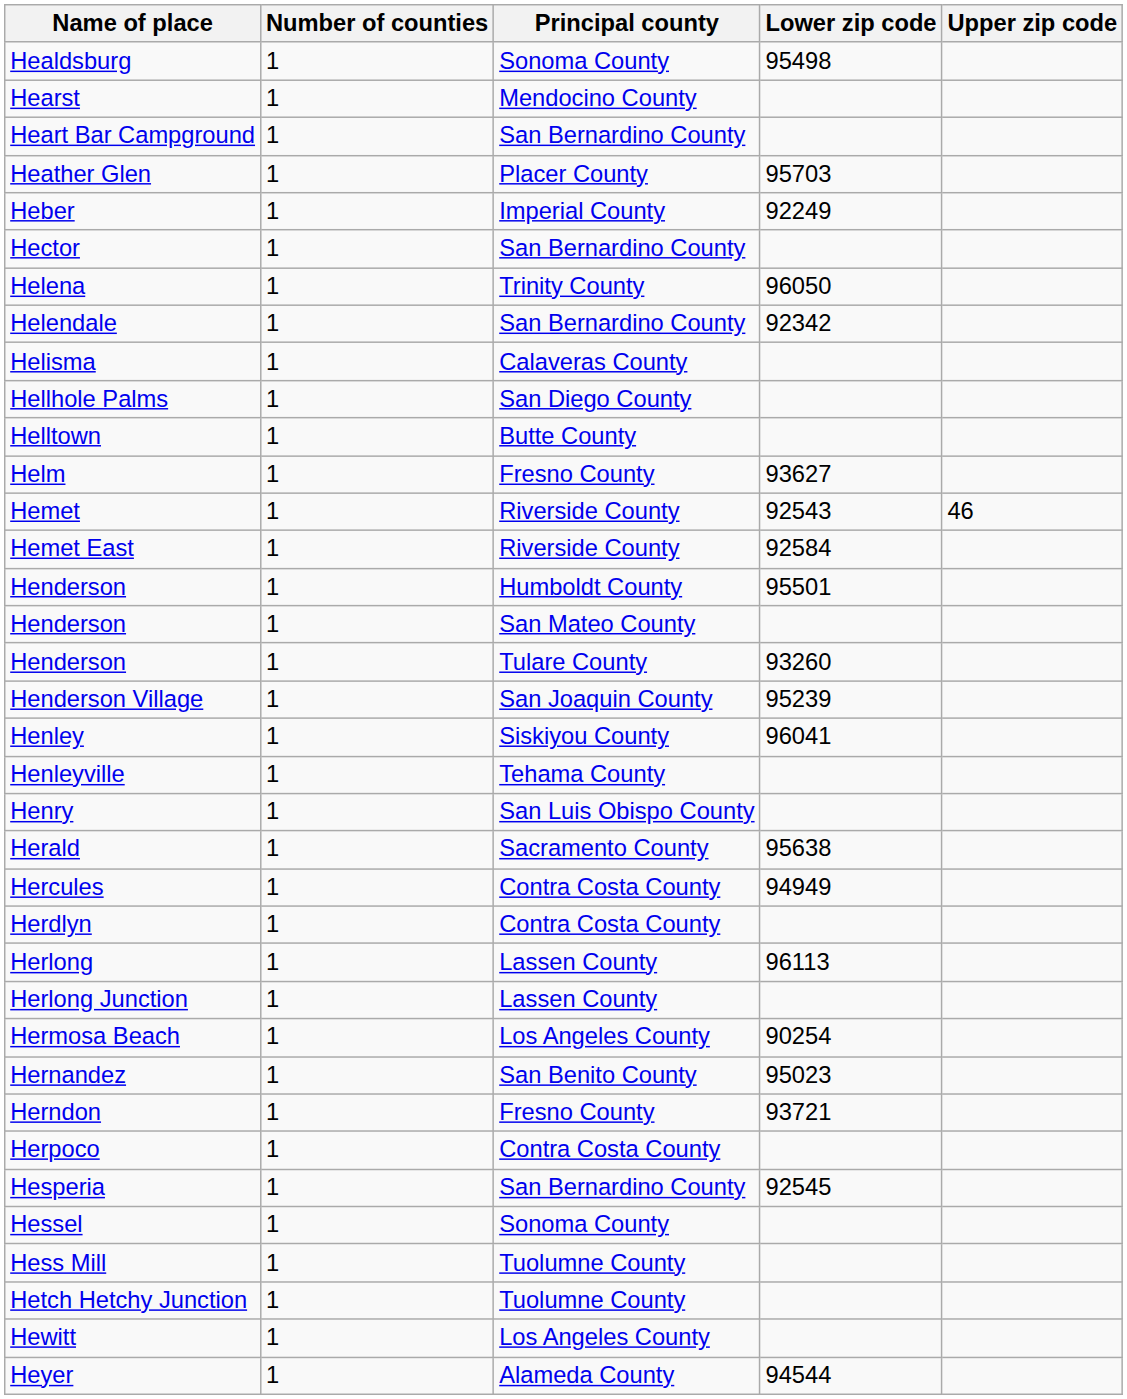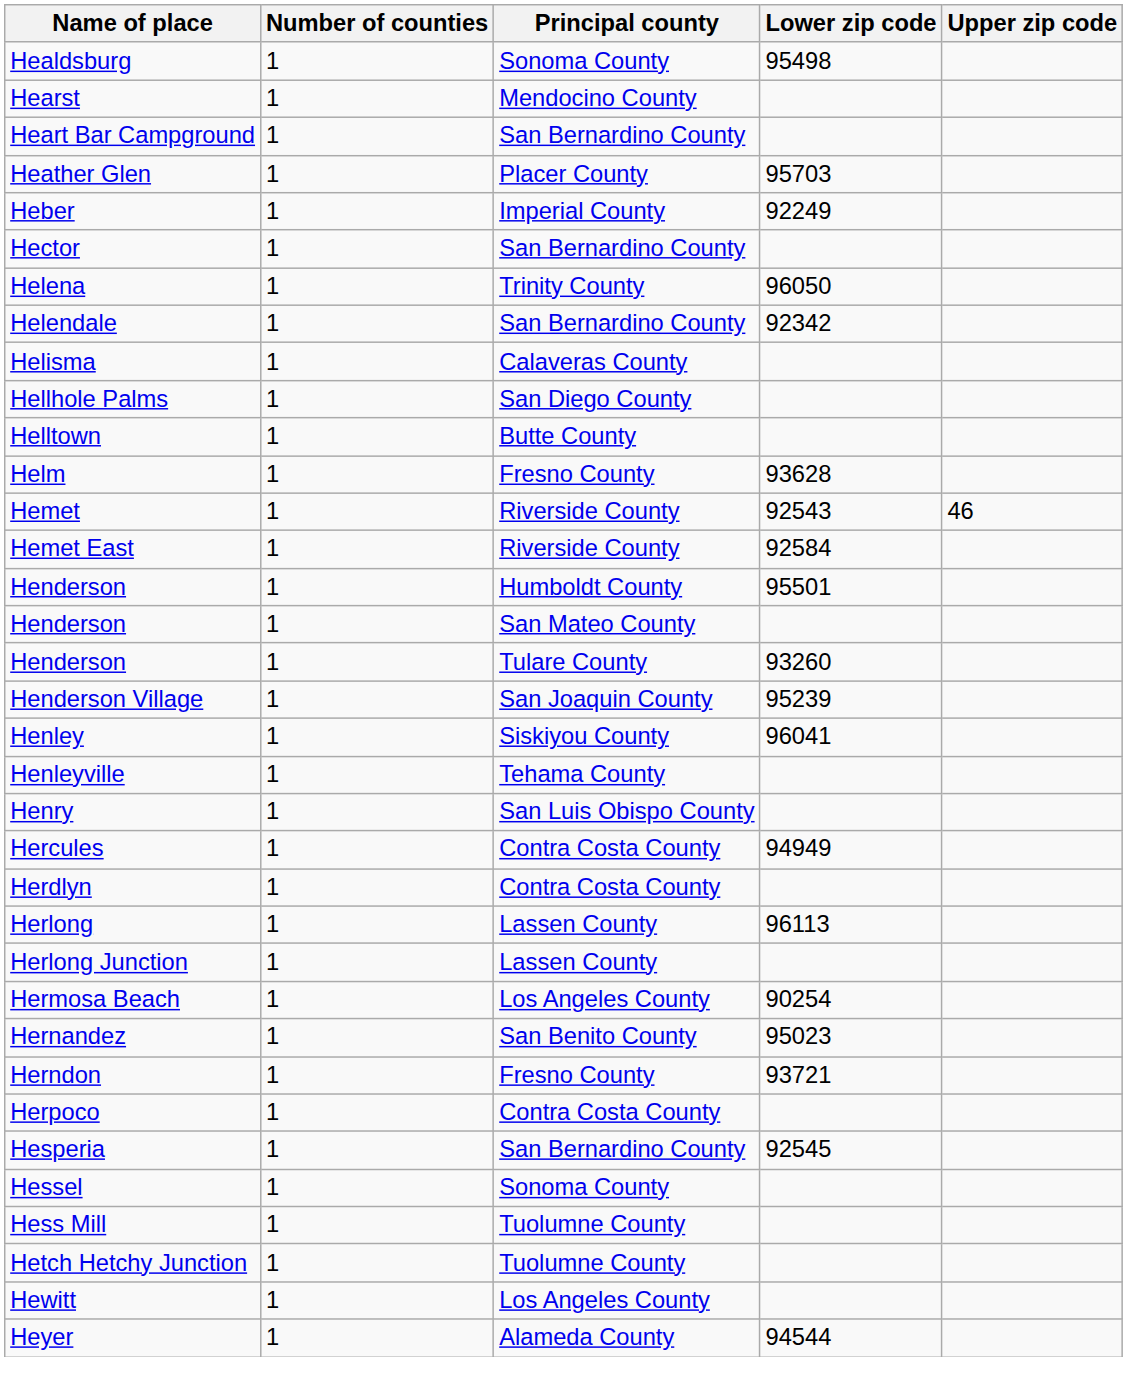(798, 473) 93627 -> (798, 473) 93628
- row: (45, 849)
